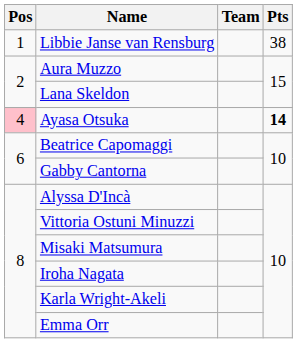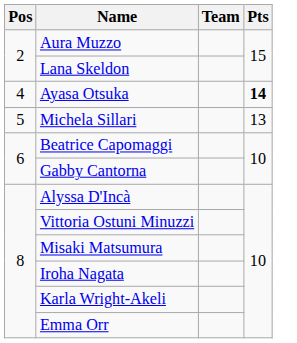- row: (127, 42)
(20, 119) pink background -> (20, 94) no background
+ row: (88, 119)
